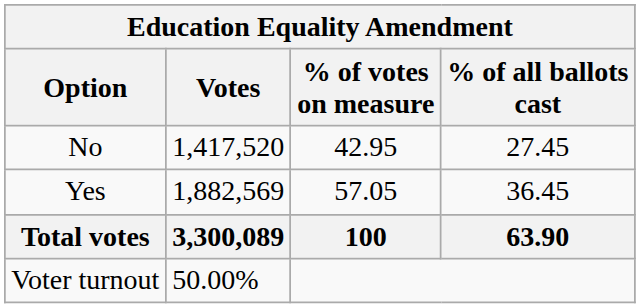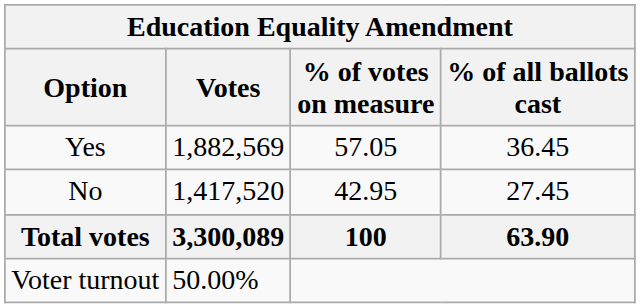rows swapped: (85, 191) <-> (85, 147)
